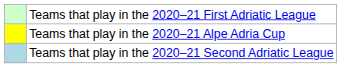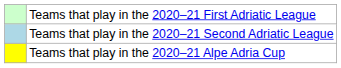rows swapped: (181, 53) <-> (157, 34)
